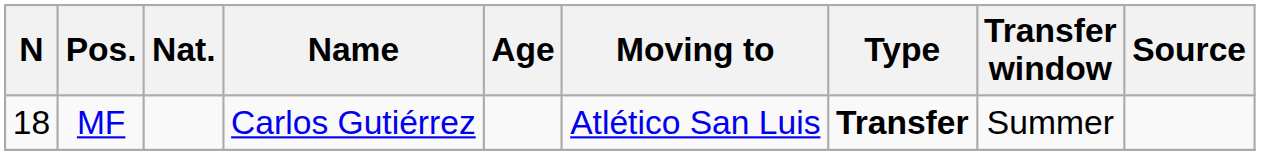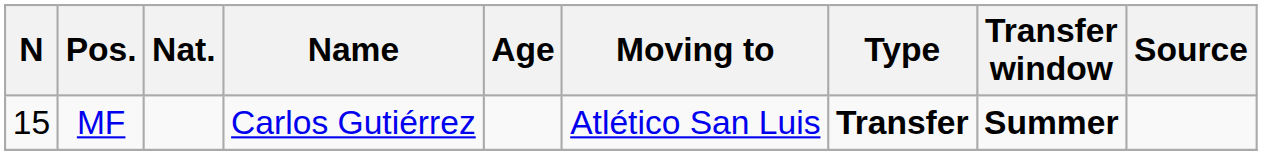(31, 122) 18 -> (31, 122) 15
(1050, 122) normal -> (1051, 122) bold
